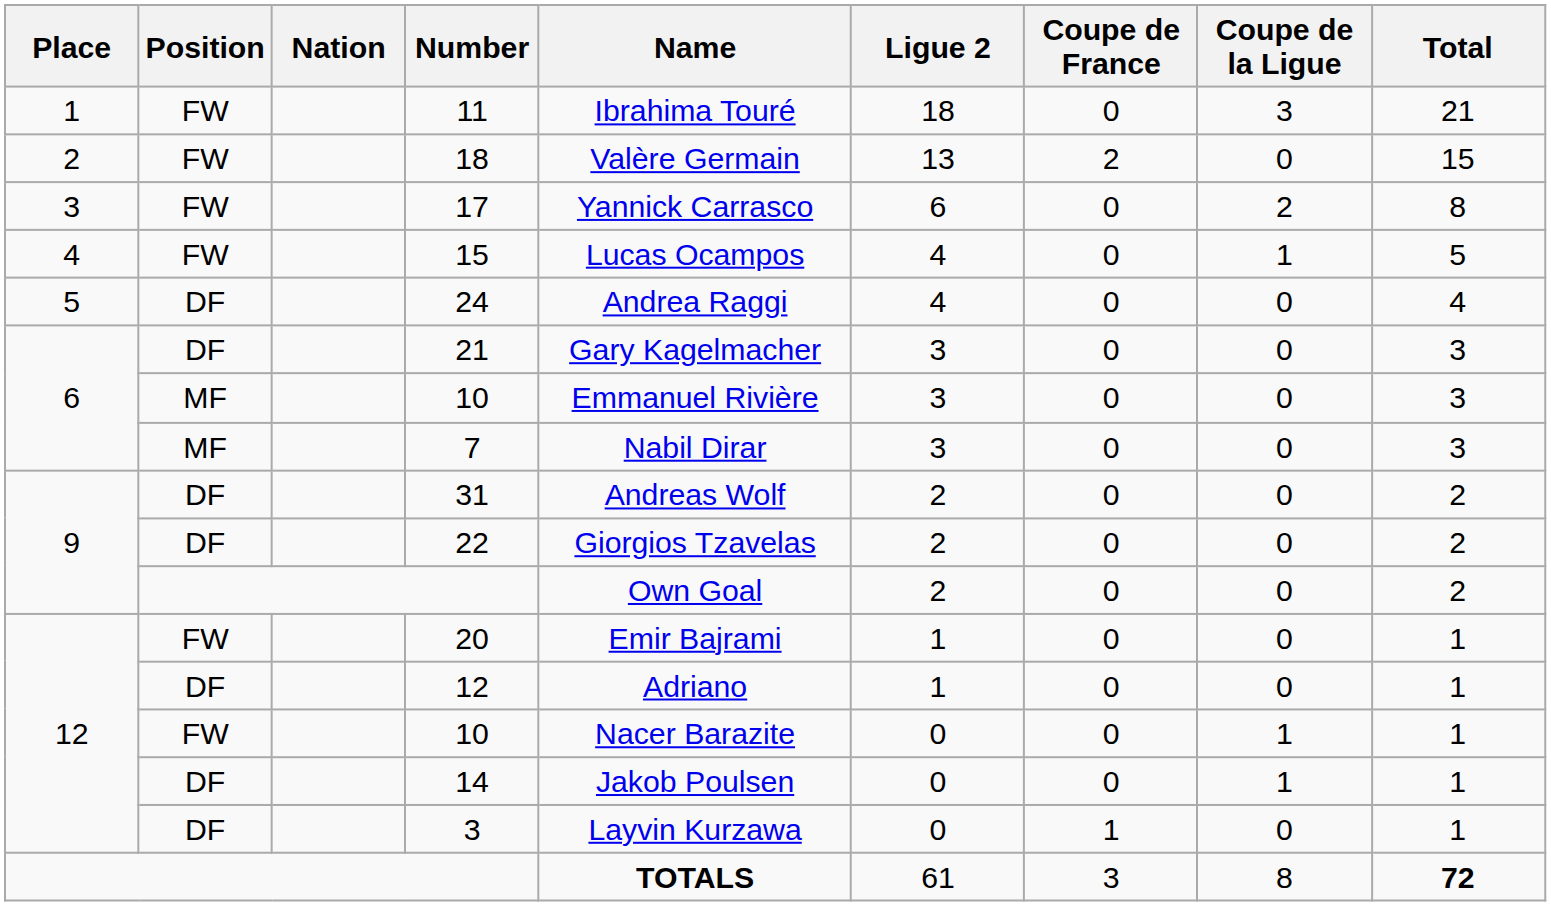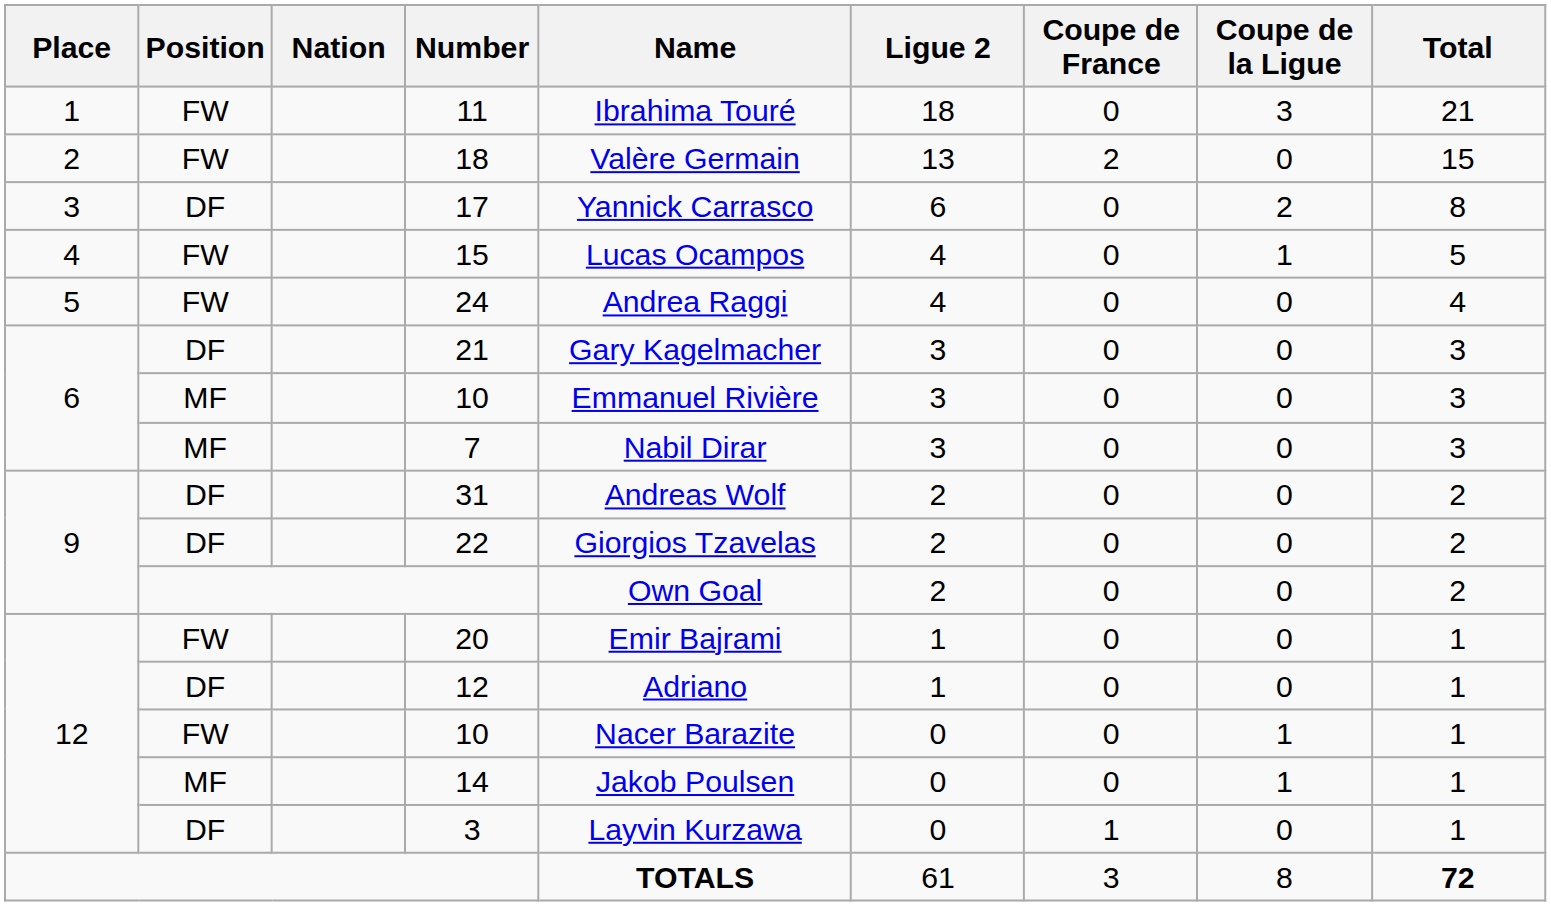(205, 207) FW -> (205, 207) DF
(205, 302) DF -> (205, 302) FW
(205, 781) DF -> (205, 781) MF
